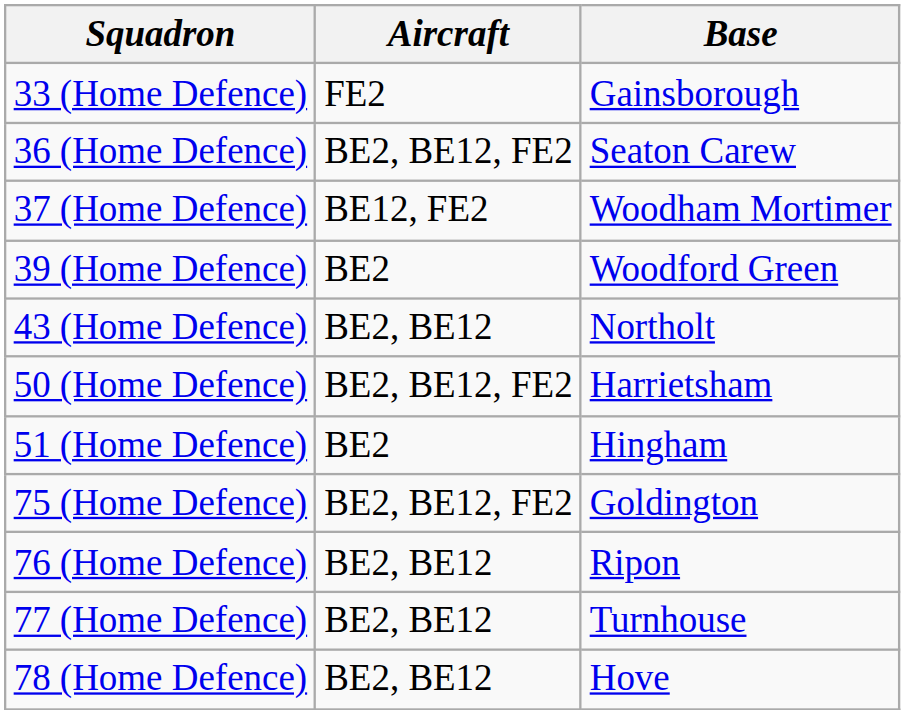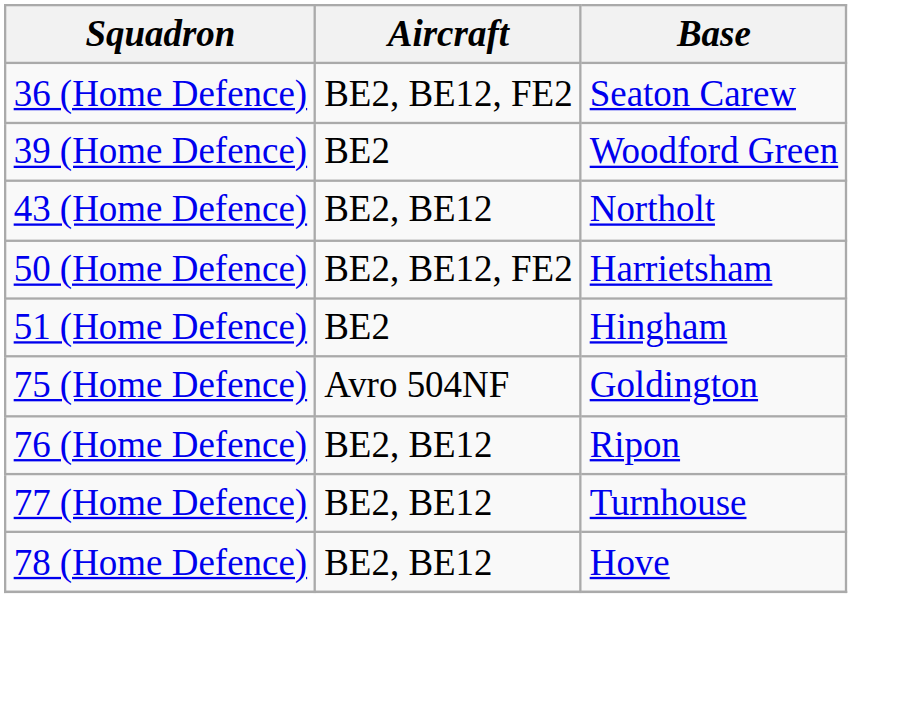- row: (160, 92)
- row: (160, 209)
(448, 502) BE2, BE12, FE2 -> (417, 385) Avro 504NF
